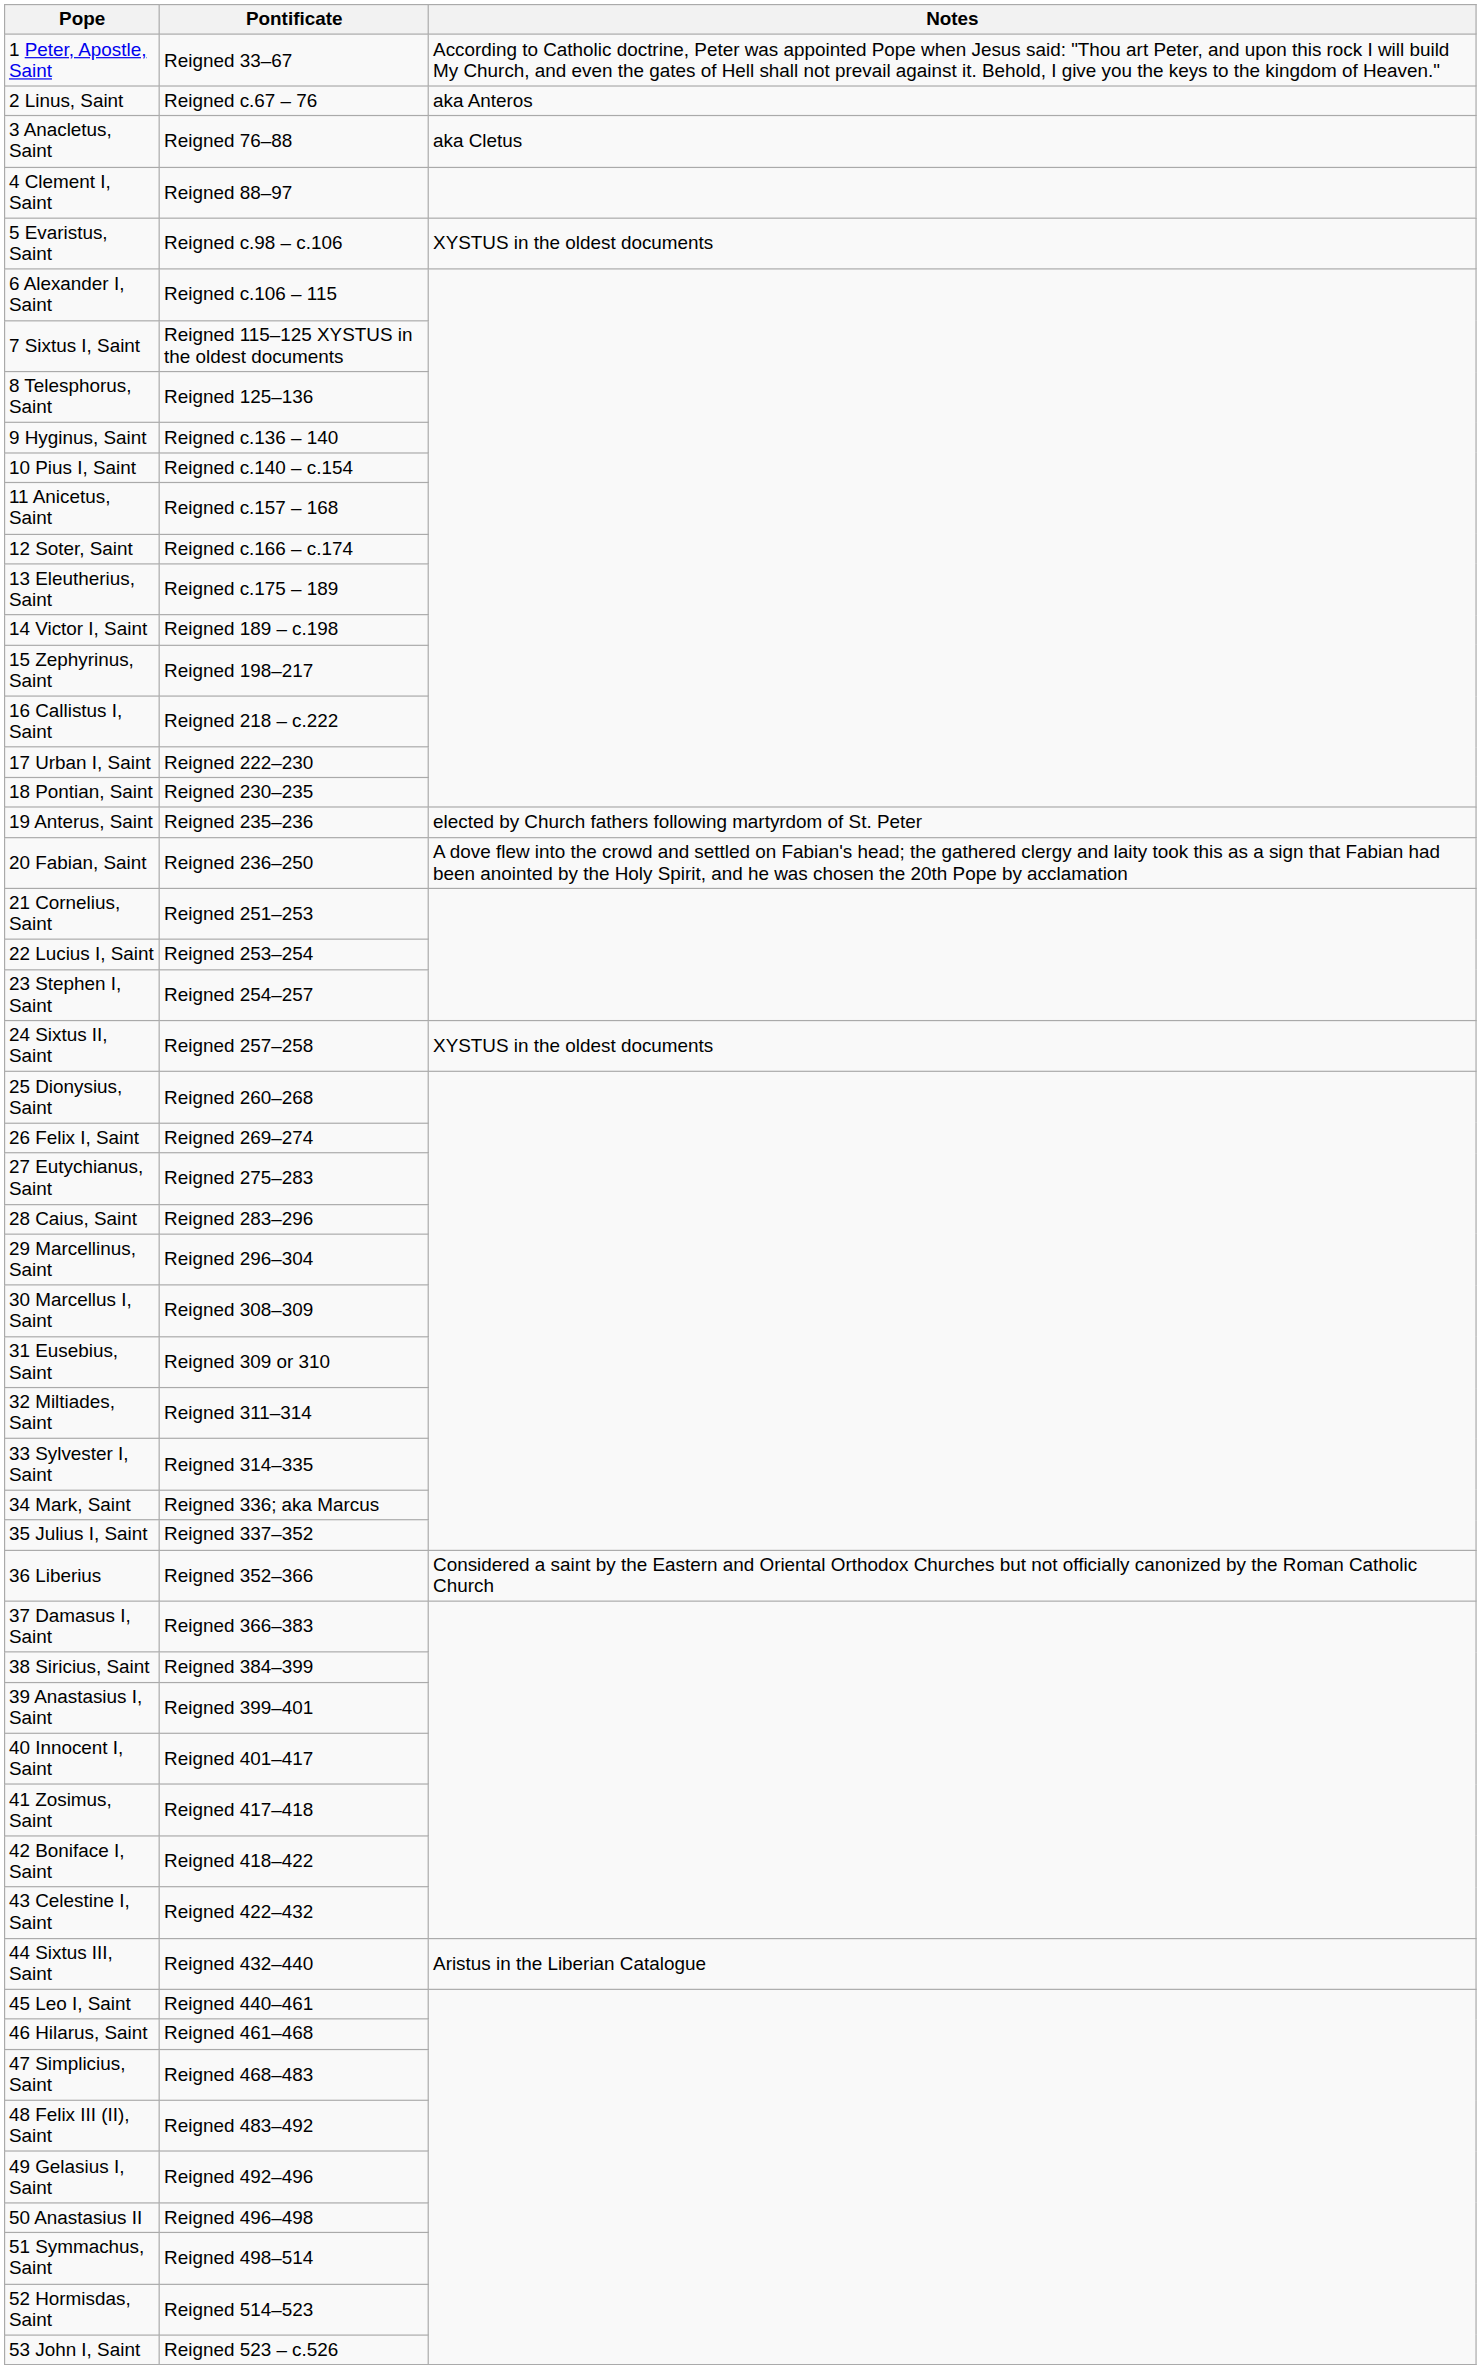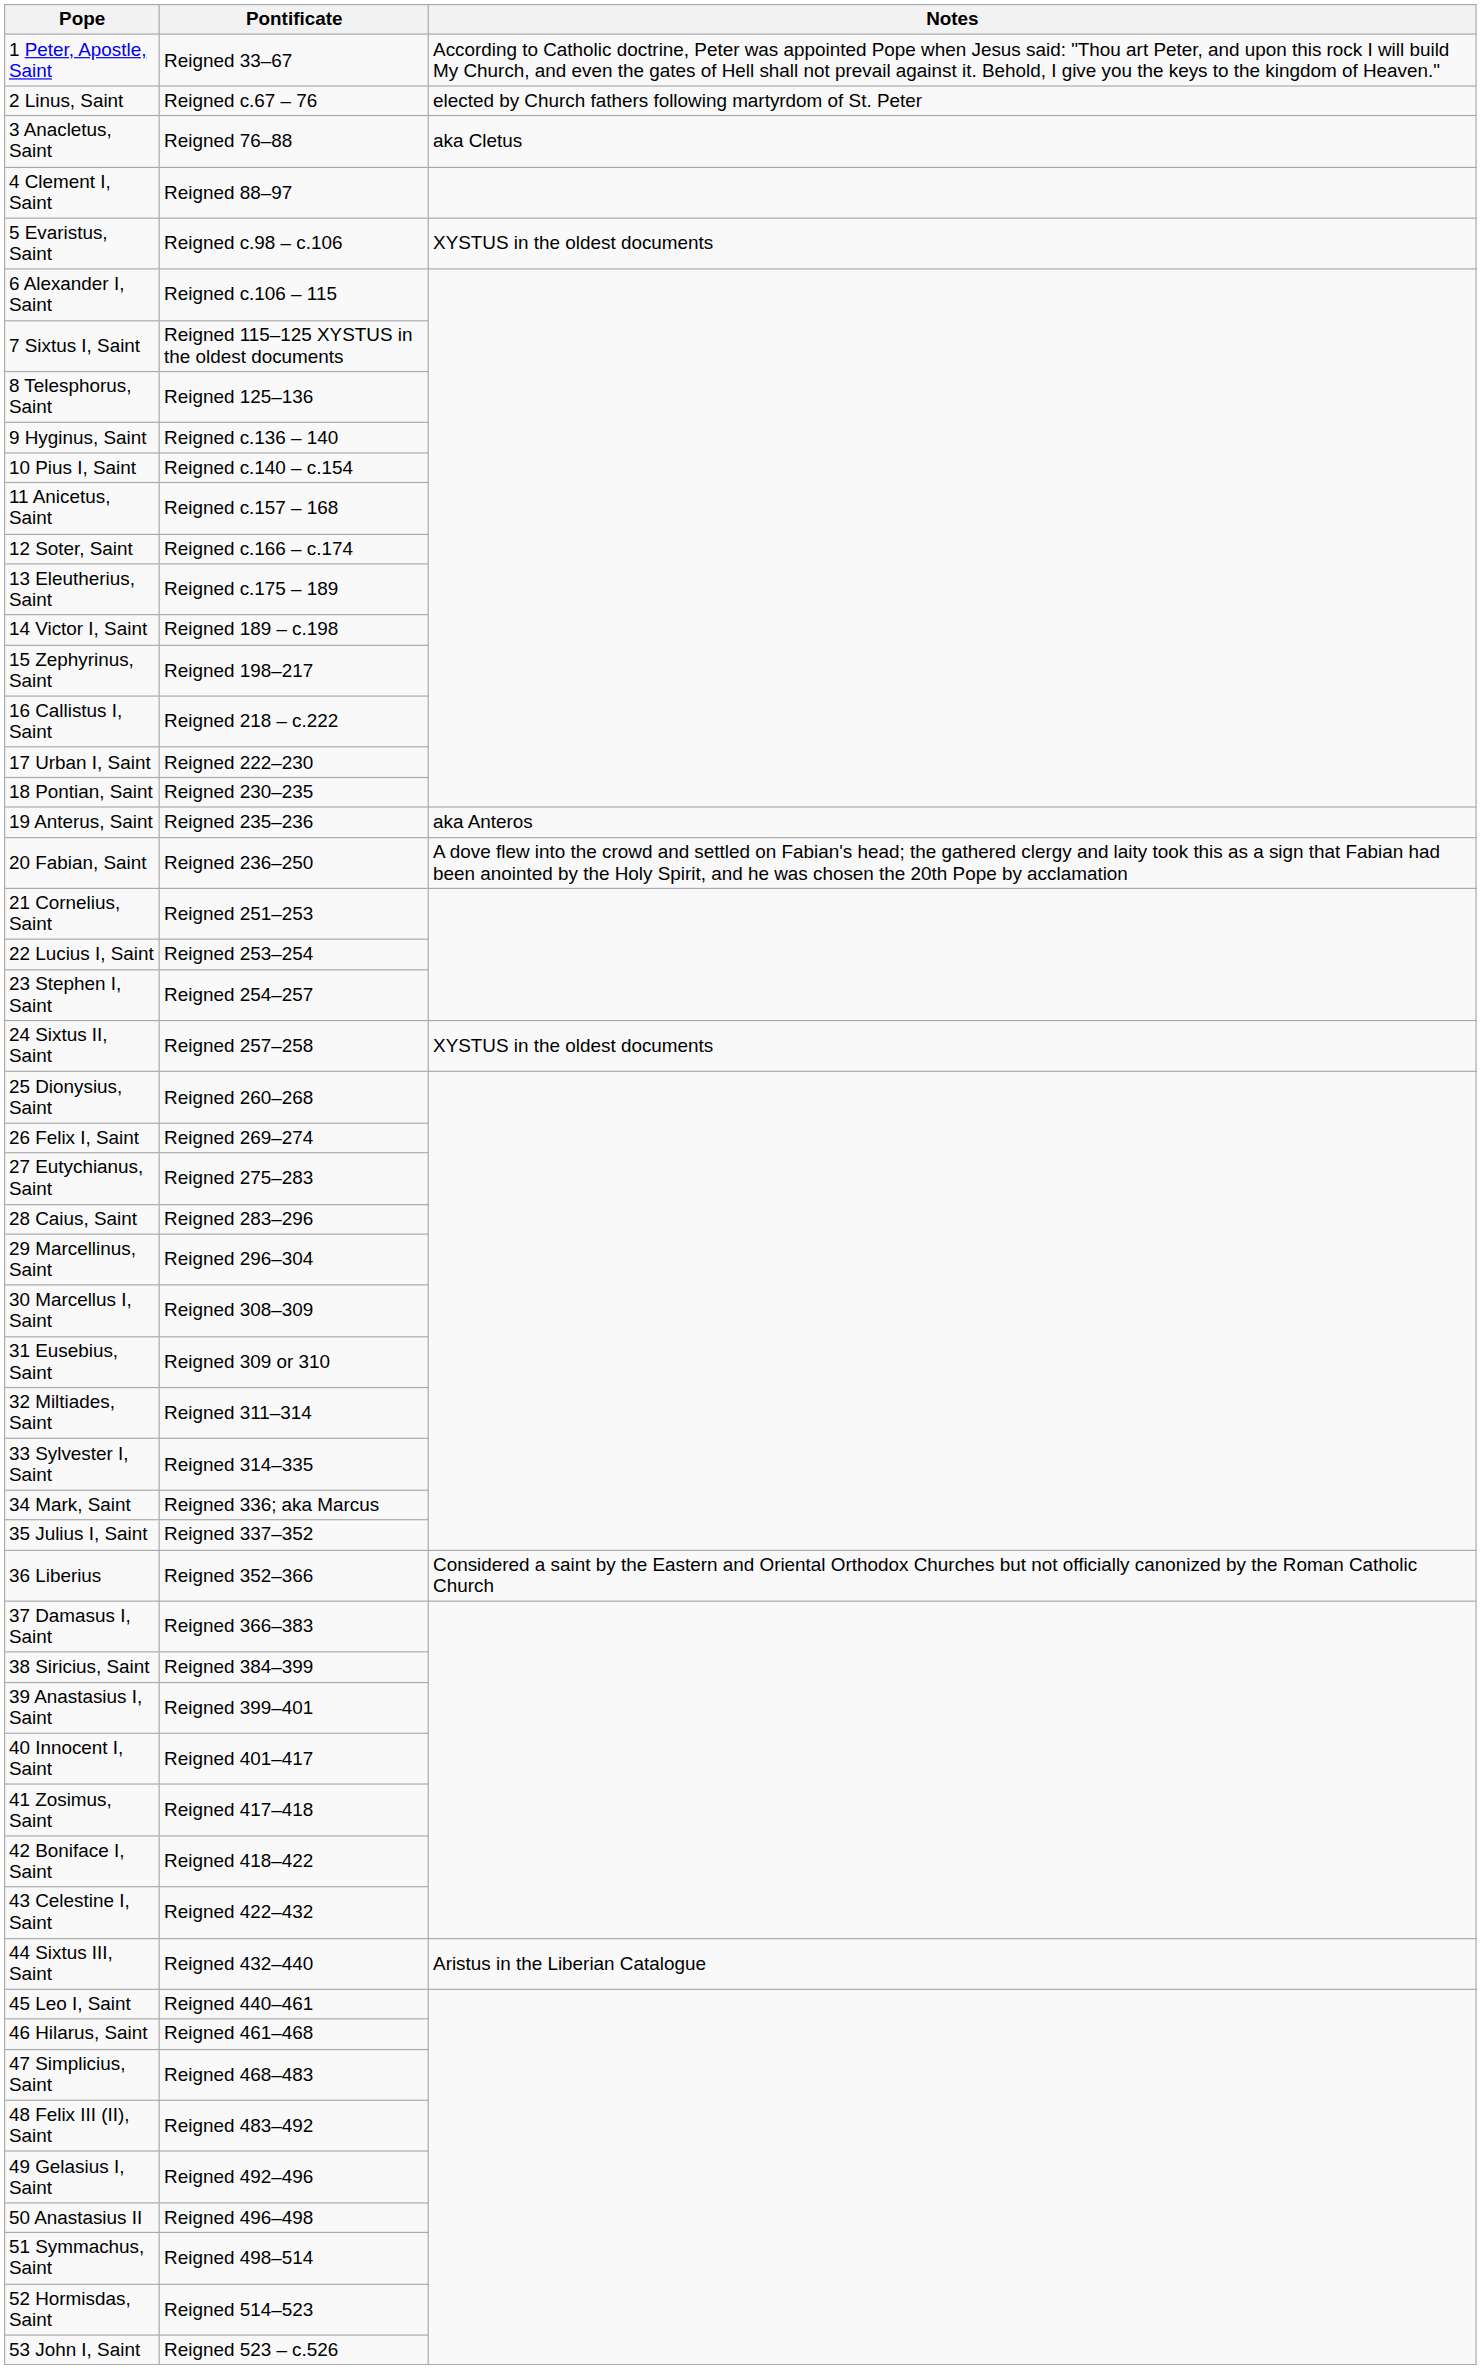(483, 100) aka Anteros -> (678, 100) elected by Church fathers following martyrdom of St. Peter
(678, 822) elected by Church fathers following martyrdom of St. Peter -> (483, 822) aka Anteros
